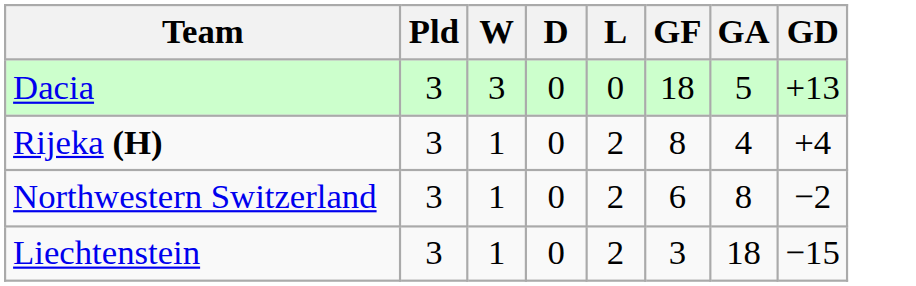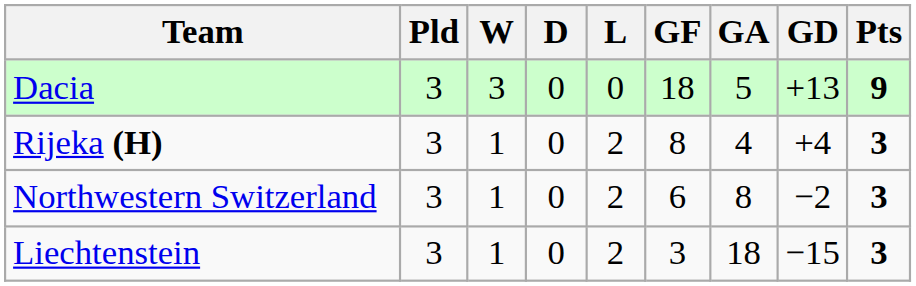+ column: (879, 32)
